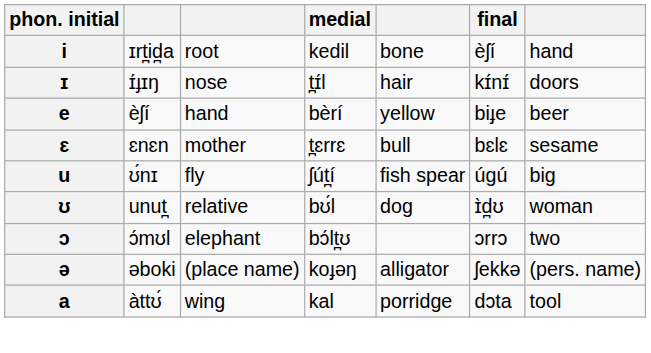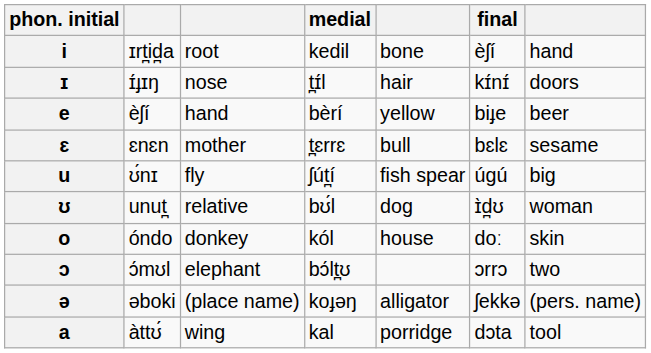+ row: (64, 238)
